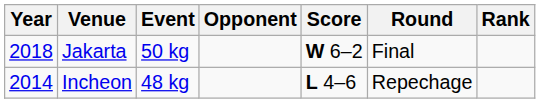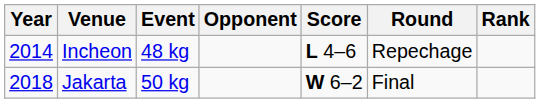rows swapped: (97, 82) <-> (94, 51)
